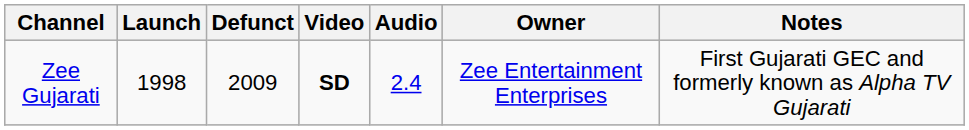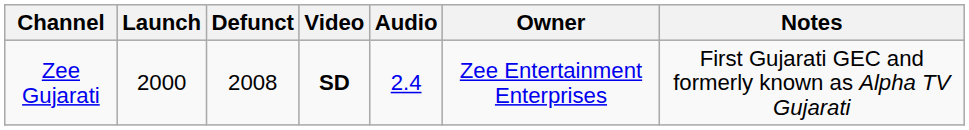(162, 82) 1998 -> (162, 82) 2000
(253, 82) 2009 -> (253, 82) 2008
